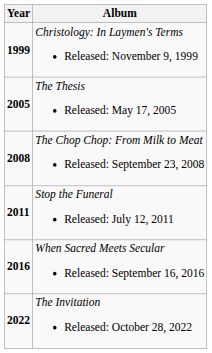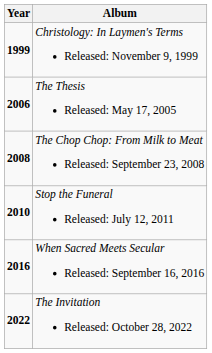(19, 104) 2005 -> (19, 104) 2006
(18, 212) 2011 -> (19, 212) 2010
